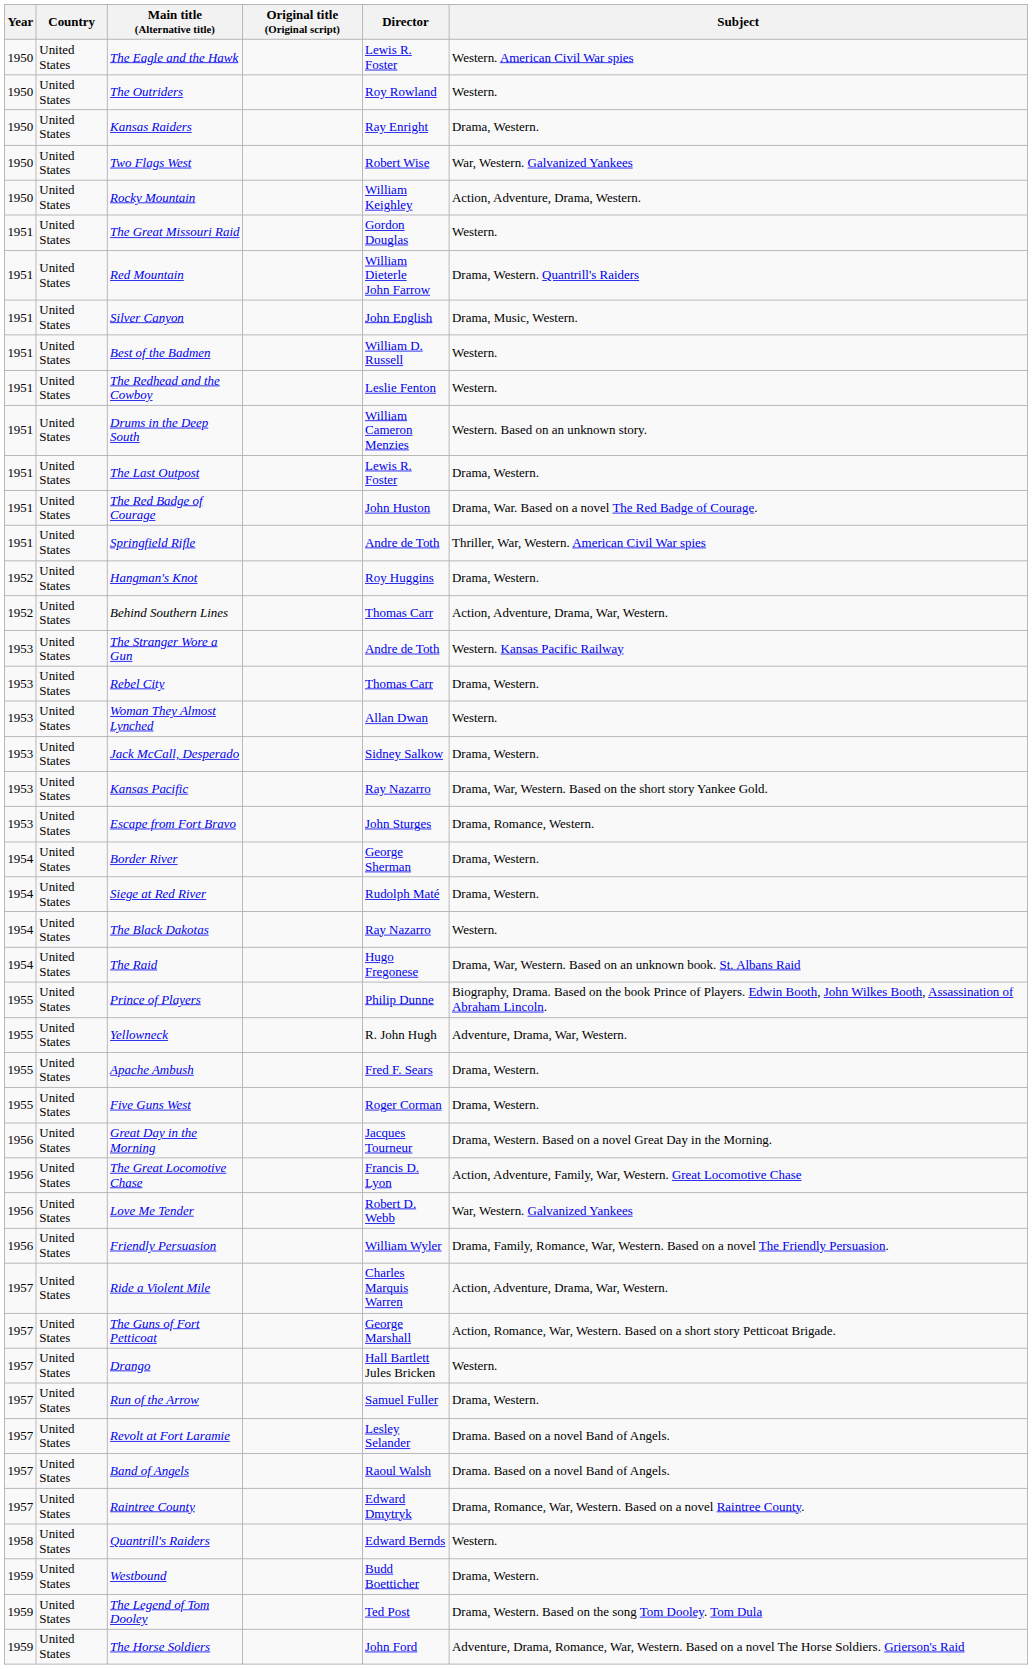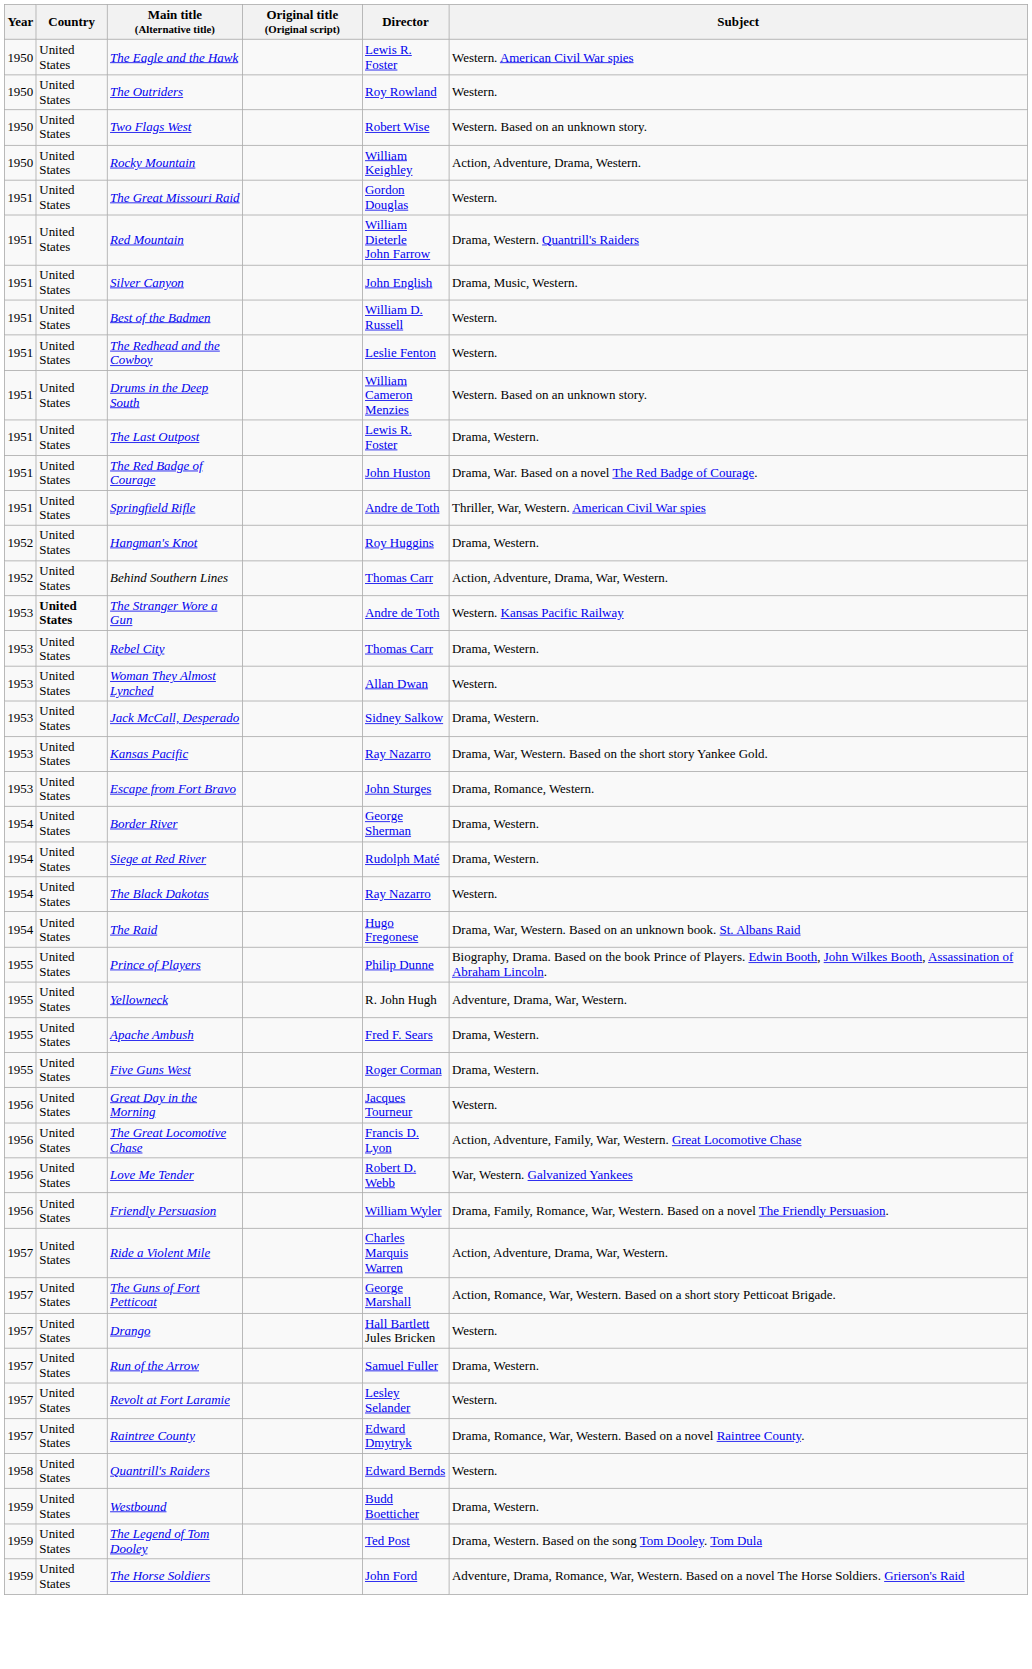- row: (151, 127)
(542, 162) War, Western. Galvanized Yankees -> (549, 127) Western. Based on an unknown story.
(57, 648) normal -> (58, 613) bold
(612, 1140) Drama, Western. Based on a novel Great Day in the Morning. -> (475, 1105) Western.
(561, 1436) Drama. Based on a novel Band of Angels. -> (475, 1400) Western.
- row: (150, 1471)
